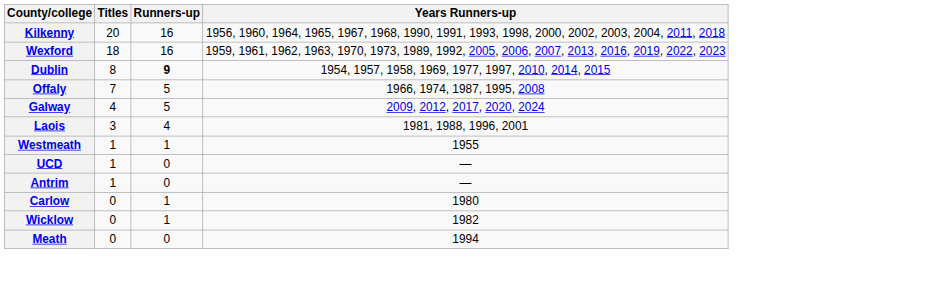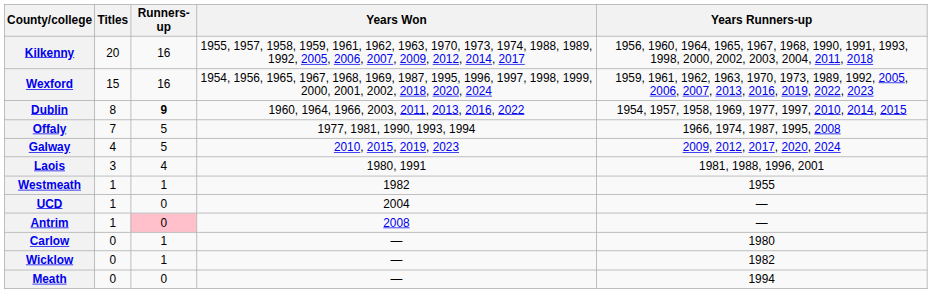+ column: (396, 20)
(113, 51) 18 -> (113, 84) 15
(167, 182) no background -> (164, 222) pink background
